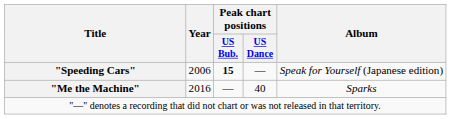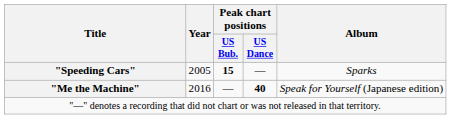(200, 71) 2006 -> (200, 71) 2005
(361, 71) Speak for Yourself (Japanese edition) -> (361, 71) Sparks
(260, 88) normal -> (260, 88) bold
(361, 88) Sparks -> (361, 88) Speak for Yourself (Japanese edition)
